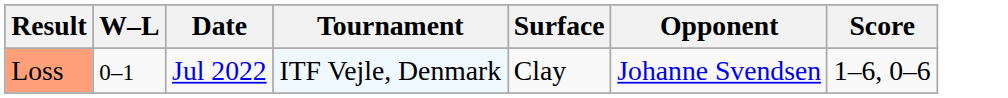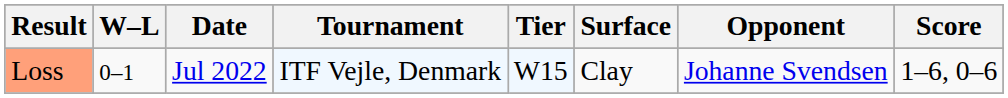+ column: (541, 26)
